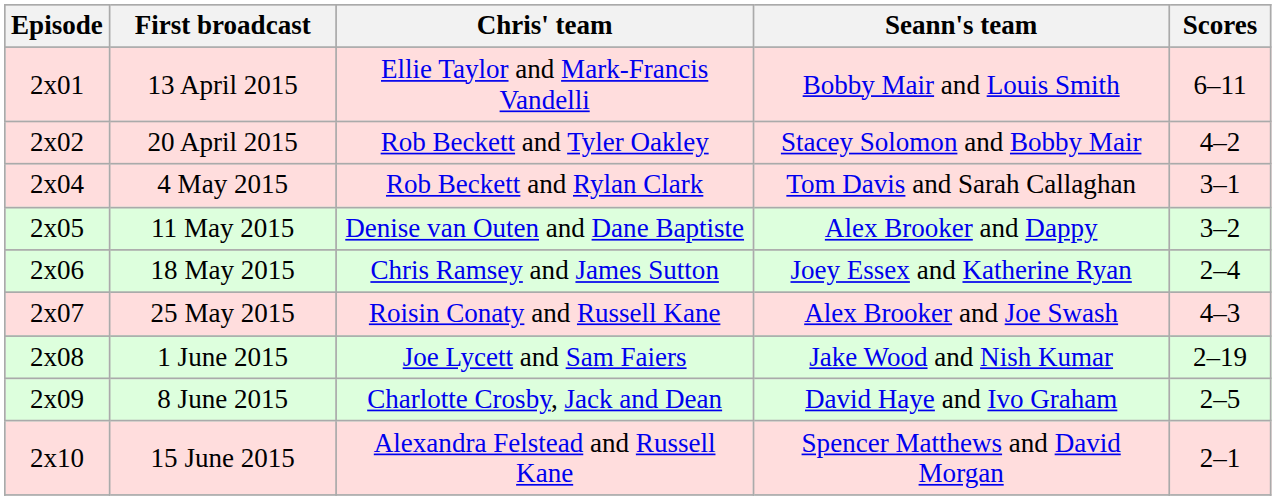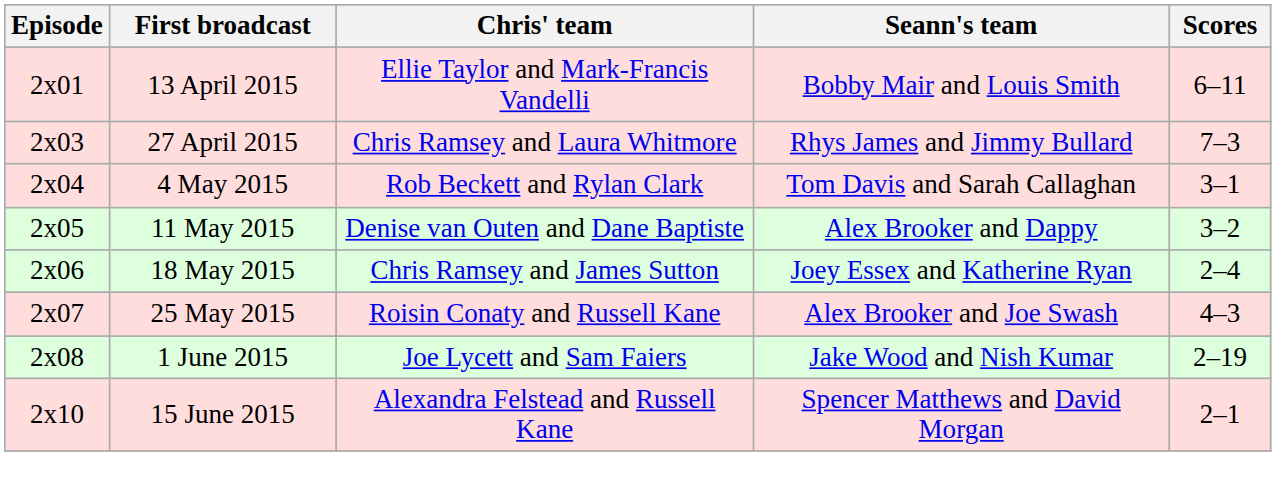- row: (223, 142)
+ row: (223, 142)
- row: (223, 399)
